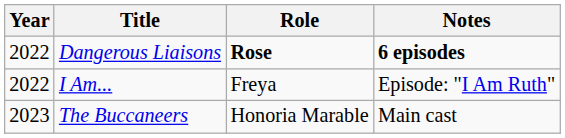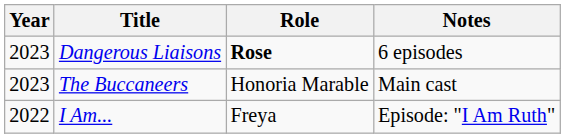(29, 52) 2022 -> (29, 52) 2023
(421, 52) bold -> (420, 52) normal
rows swapped: (86, 84) <-> (124, 116)
